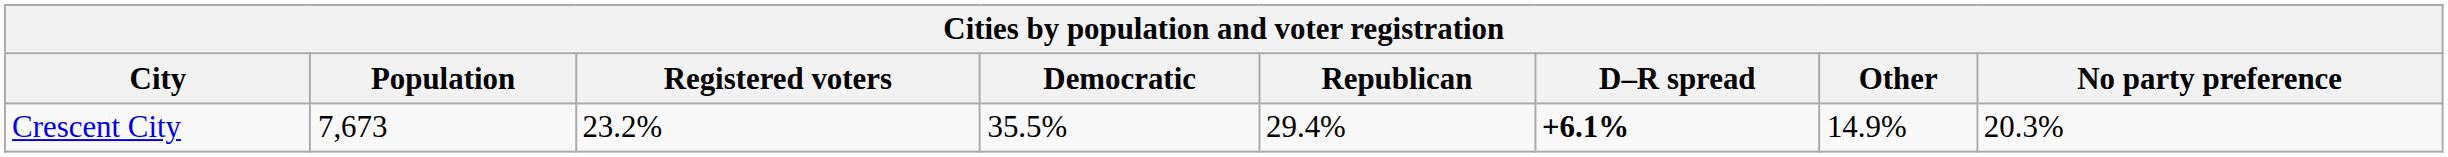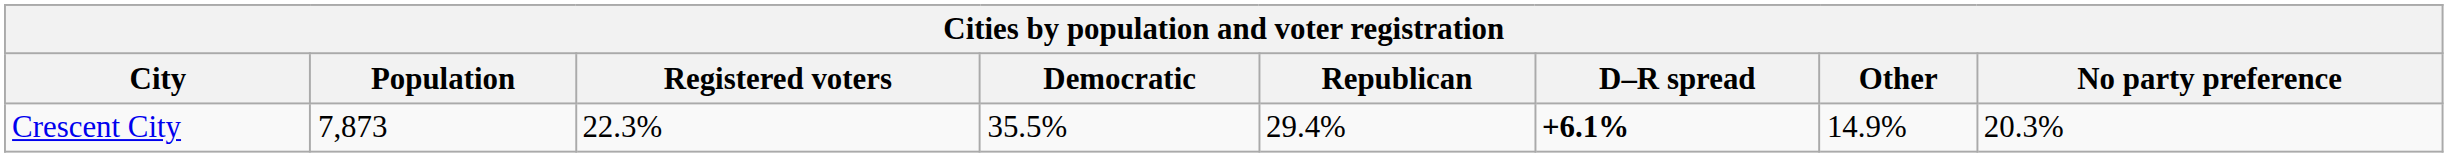(353, 126) 7,673 -> (353, 126) 7,873
(622, 126) 23.2% -> (622, 126) 22.3%
